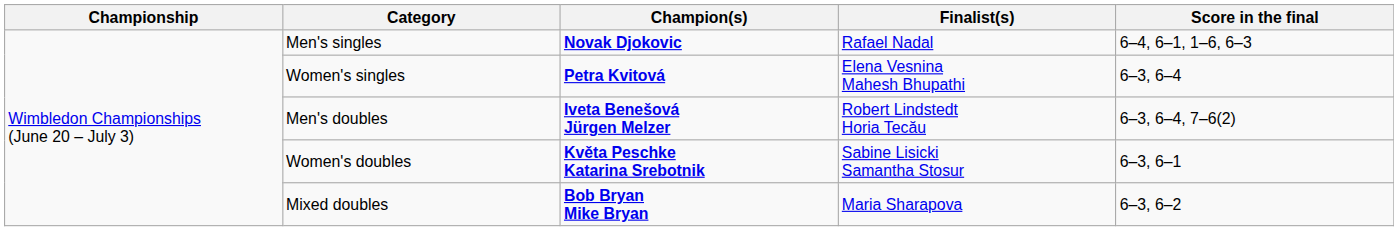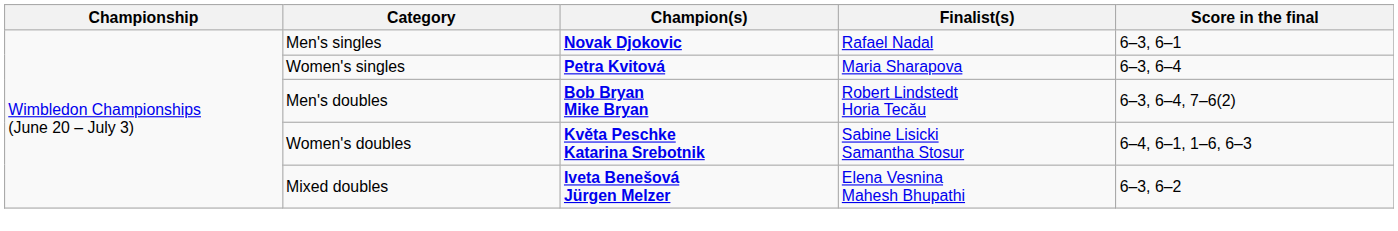(1186, 42) 6–4, 6–1, 1–6, 6–3 -> (1150, 42) 6–3, 6–1
(903, 76) Elena Vesnina Mahesh Bhupathi -> (902, 68) Maria Sharapova
(622, 119) Iveta Benešová Jürgen Melzer -> (606, 101) Bob Bryan Mike Bryan
(1150, 162) 6–3, 6–1 -> (1186, 144) 6–4, 6–1, 1–6, 6–3
(606, 204) Bob Bryan Mike Bryan -> (622, 187) Iveta Benešová Jürgen Melzer
(902, 204) Maria Sharapova -> (903, 187) Elena Vesnina Mahesh Bhupathi
